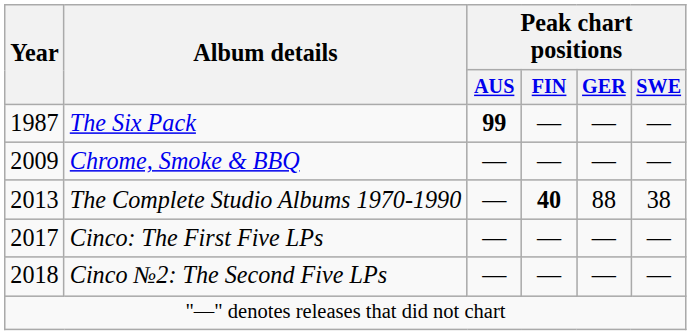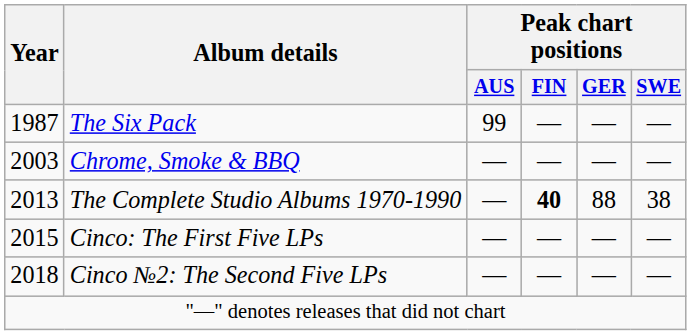(494, 122) bold -> (494, 122) normal
(34, 161) 2009 -> (34, 161) 2003
(34, 237) 2017 -> (34, 237) 2015
